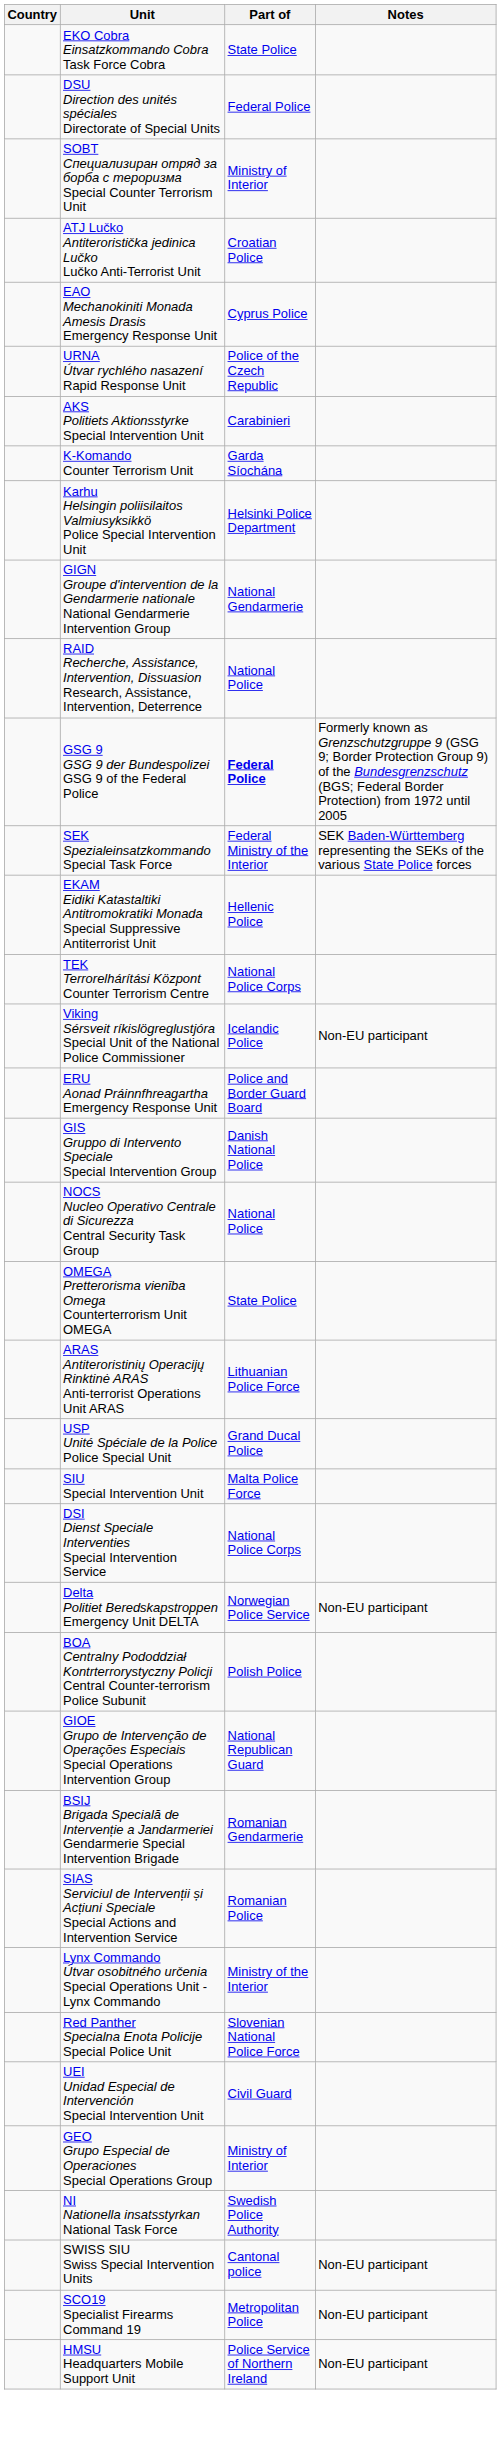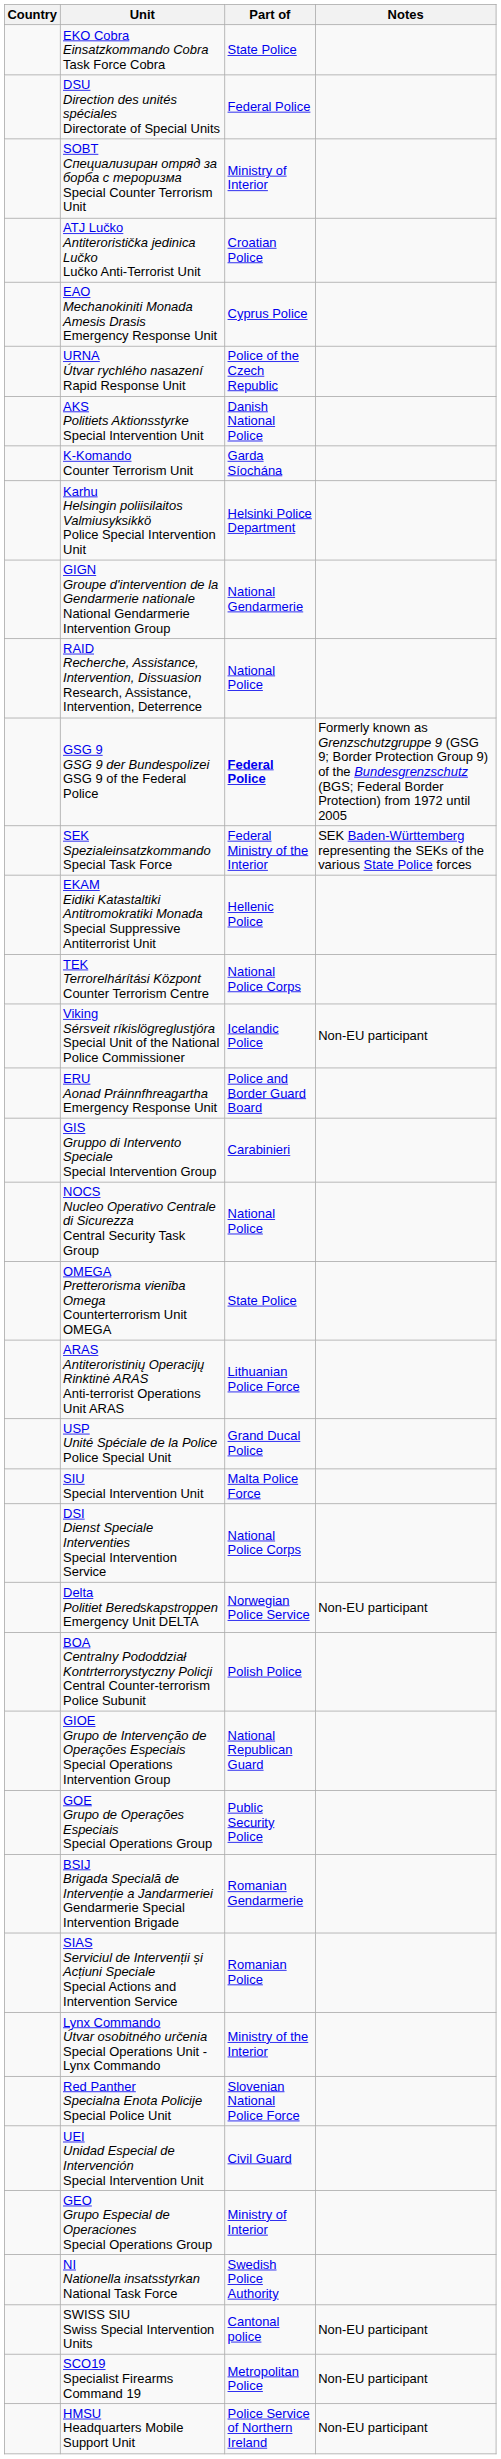(259, 421) Carabinieri -> (251, 421) Danish National Police
(251, 1150) Danish National Police -> (259, 1150) Carabinieri
+ row: (138, 1822)
